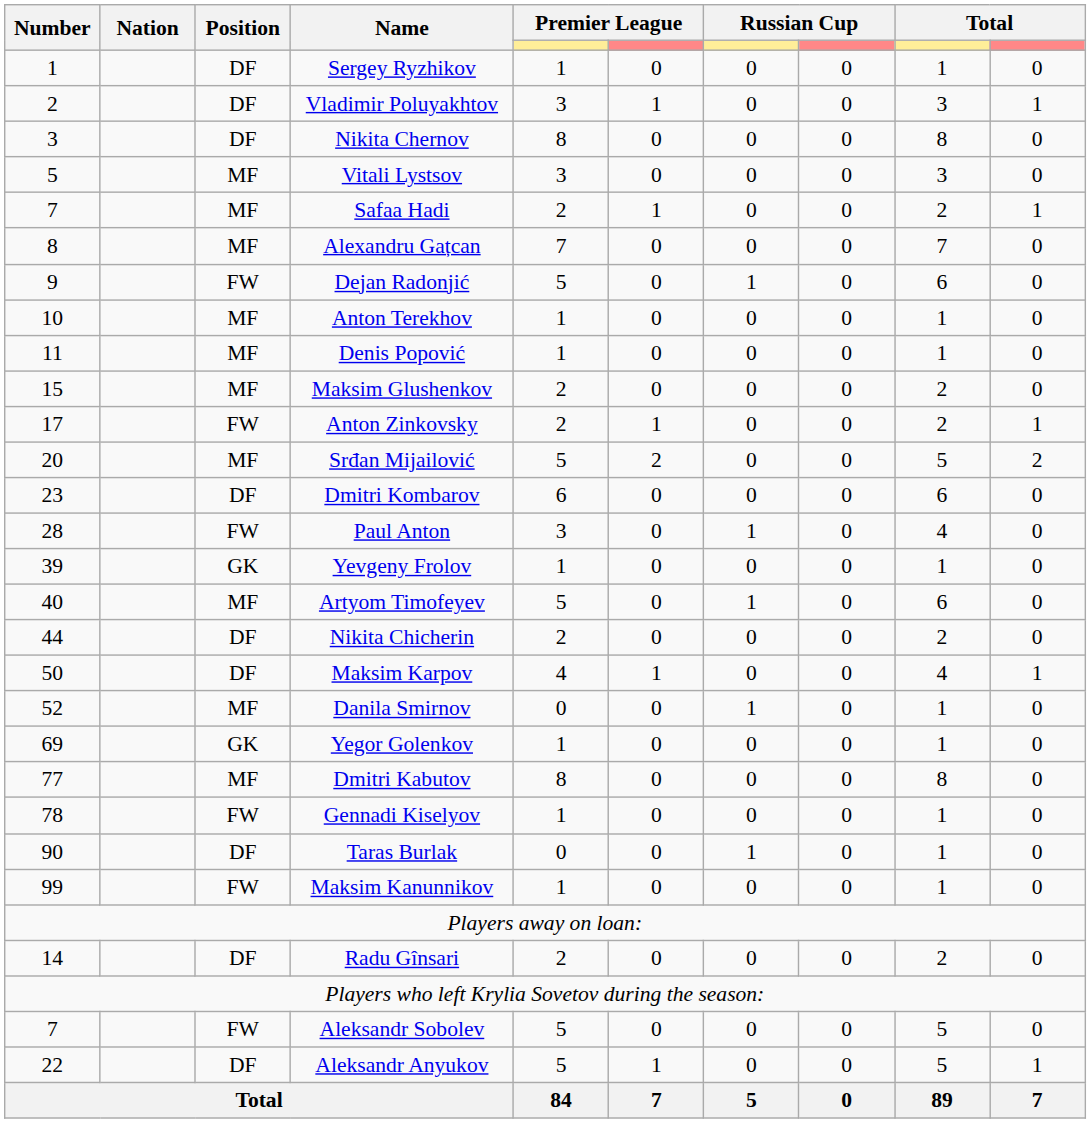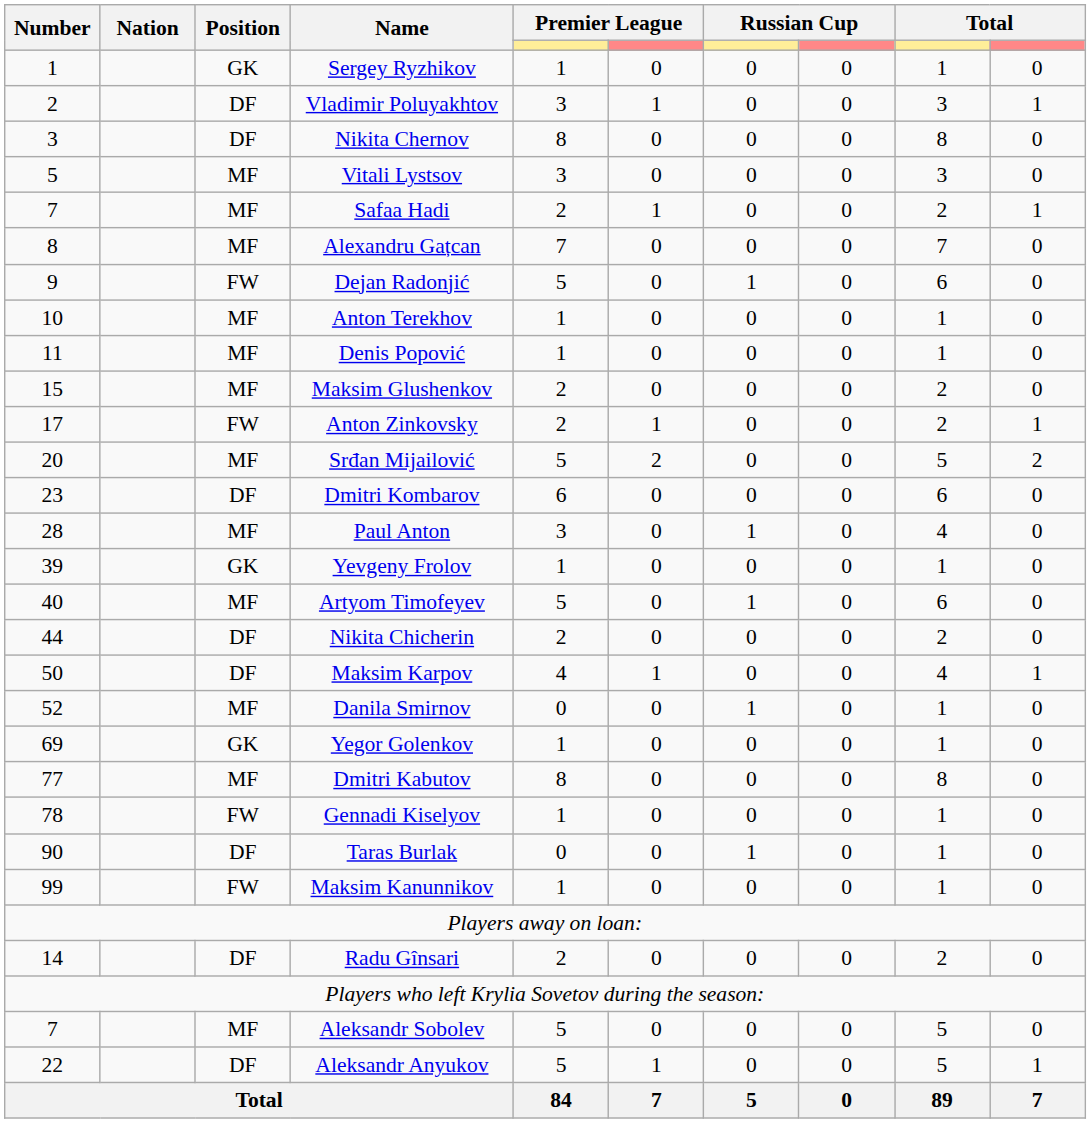(243, 68) DF -> (243, 68) GK
(243, 530) FW -> (243, 530) MF
(243, 1028) FW -> (243, 1028) MF
